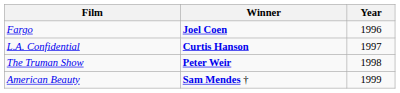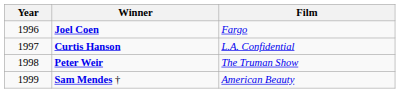columns swapped: (371, 12) <-> (92, 12)
